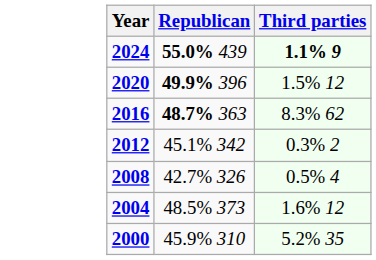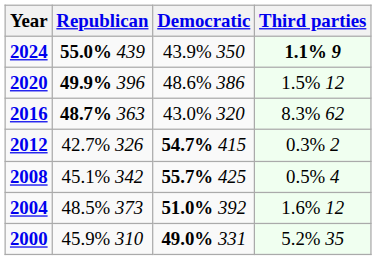+ column: (204, 20)
(204, 145) 45.1% 342 -> (102, 145) 42.7% 326
(204, 176) 42.7% 326 -> (102, 176) 45.1% 342
